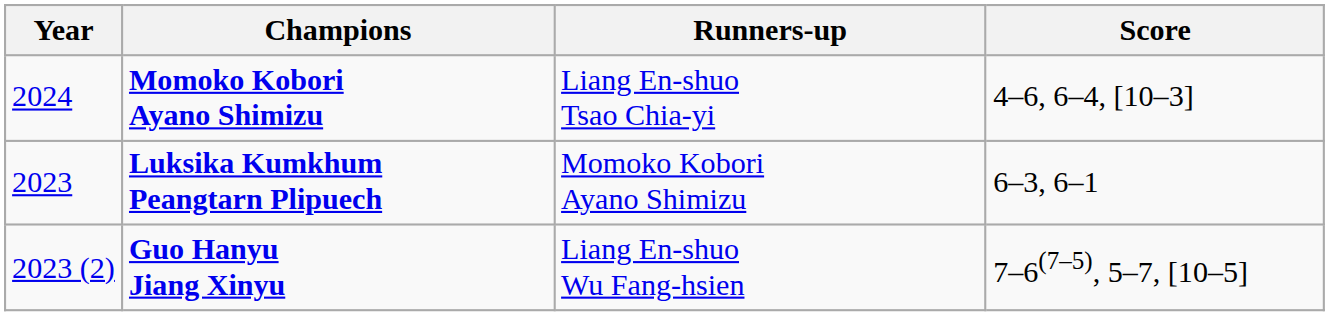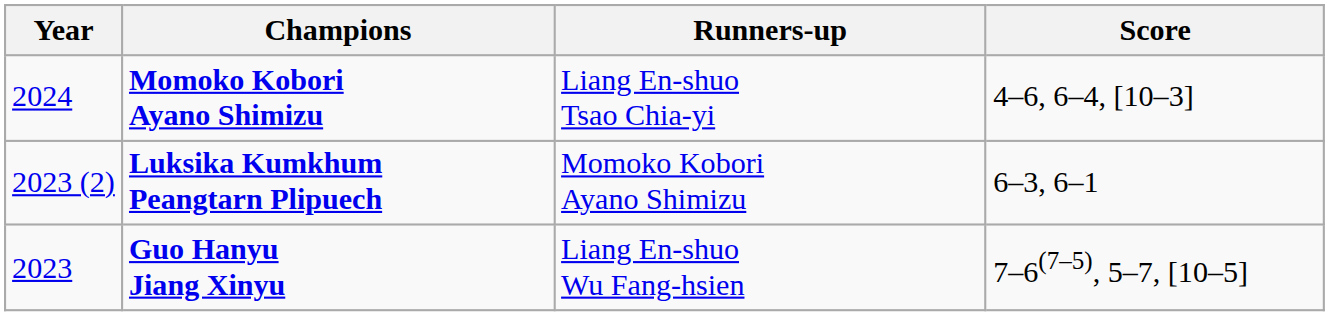(42, 182) 2023 -> (63, 182) 2023 (2)
(63, 267) 2023 (2) -> (42, 267) 2023
